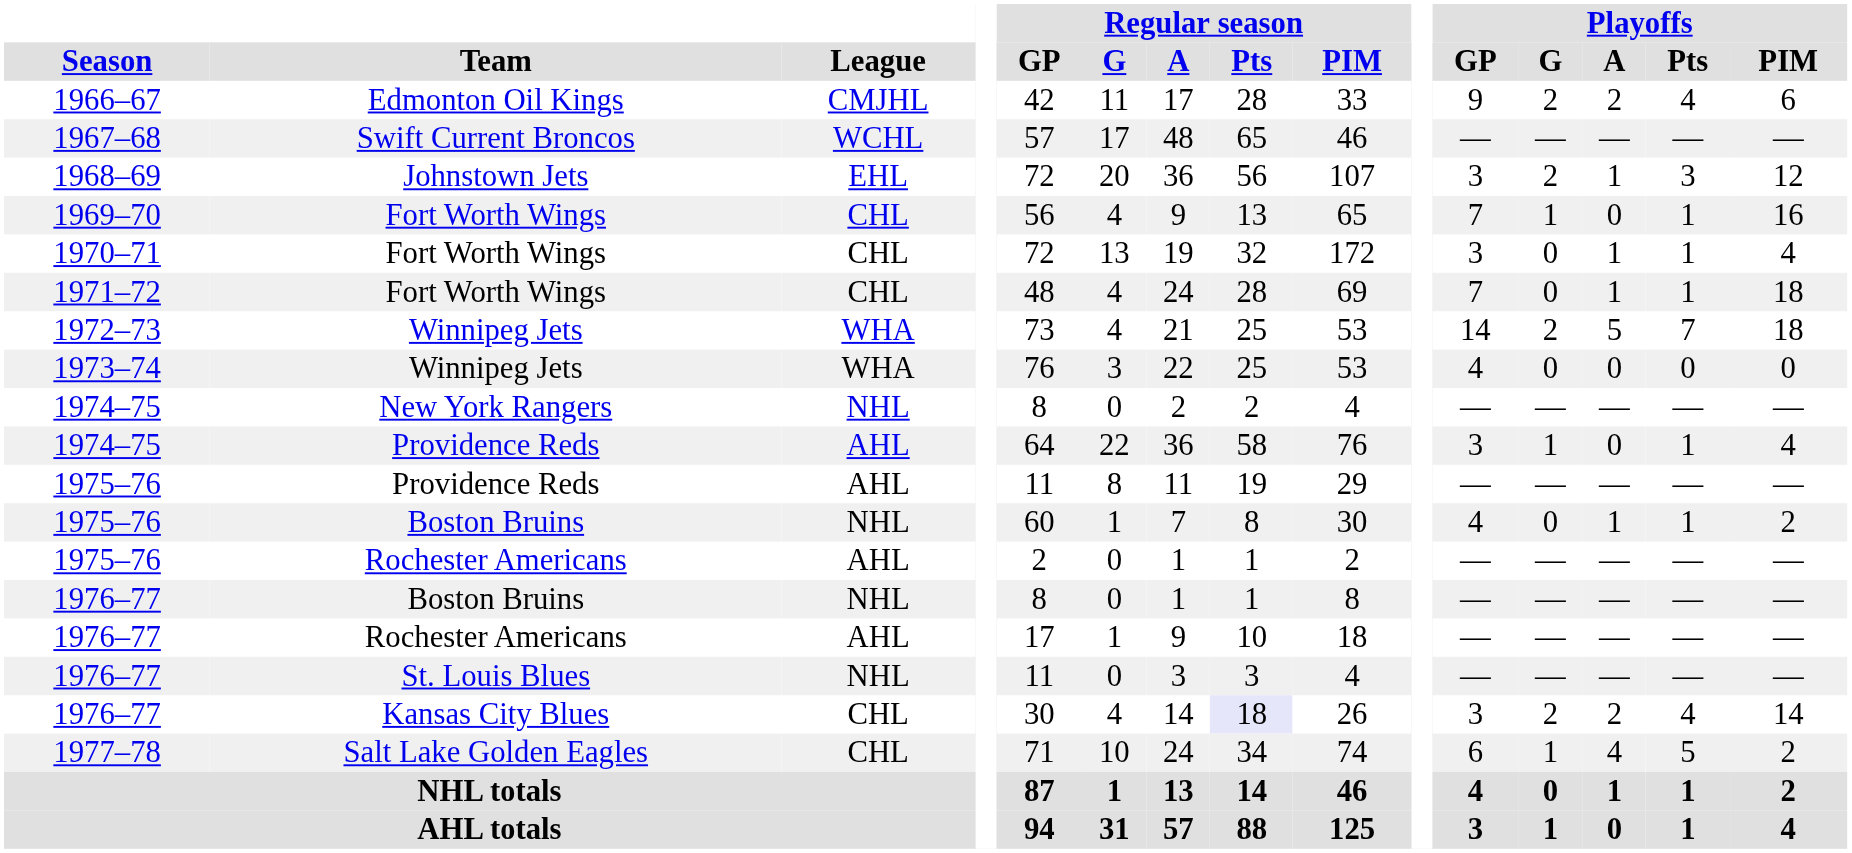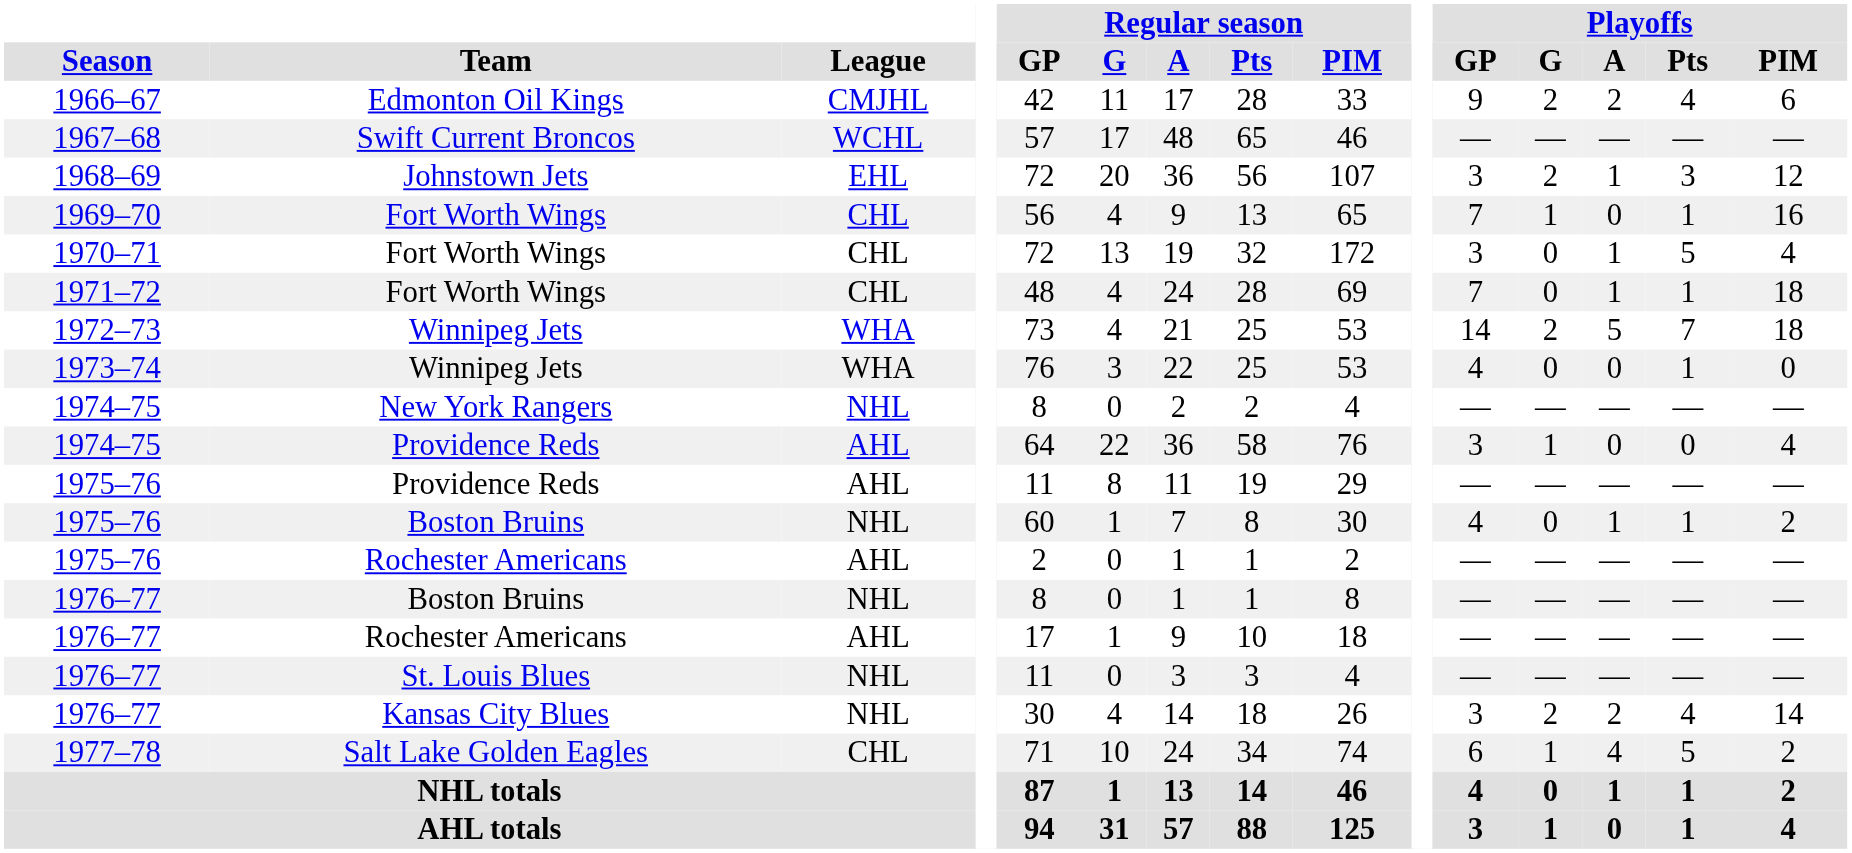(1688, 253) 1 -> (1688, 253) 5
(1688, 368) 0 -> (1688, 368) 1
(1688, 445) 1 -> (1688, 445) 0
(878, 713) CHL -> (878, 713) NHL
(1252, 713) lavender background -> (1252, 713) no background
